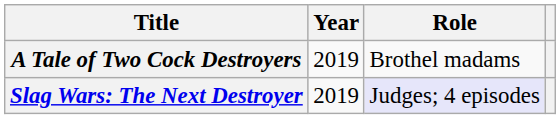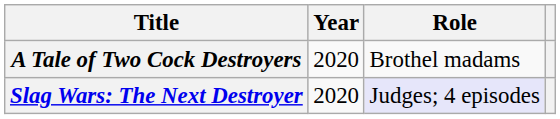(336, 58) 2019 -> (336, 58) 2020
(336, 95) 2019 -> (336, 95) 2020
